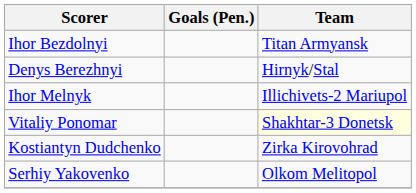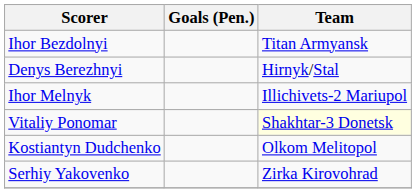(320, 148) Zirka Kirovohrad -> (319, 148) Olkom Melitopol
(319, 174) Olkom Melitopol -> (320, 174) Zirka Kirovohrad
